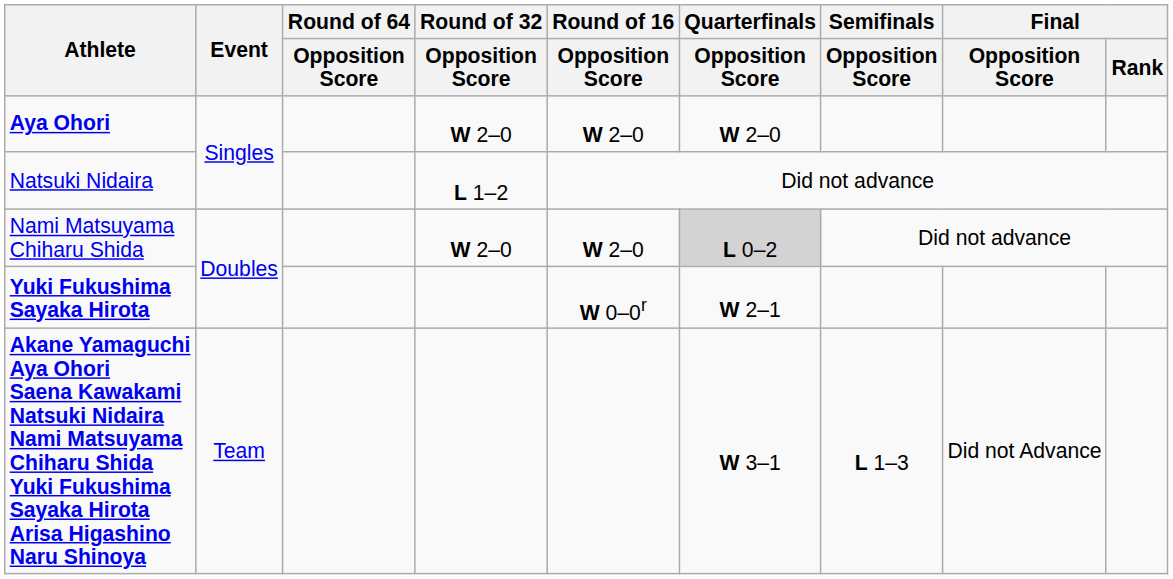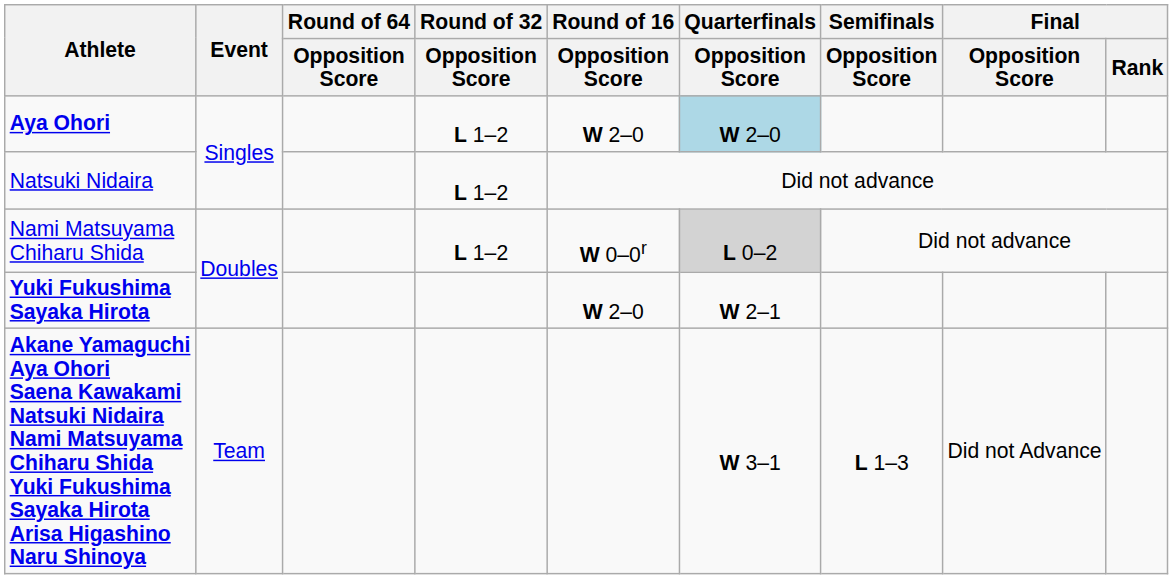(481, 136) W 2–0 -> (481, 136) L 1–2
(750, 136) no background -> (750, 136) lightblue background
(481, 250) W 2–0 -> (481, 252) L 1–2
(613, 250) W 2–0 -> (613, 252) W 0–0r
(613, 309) W 0–0r -> (613, 312) W 2–0
